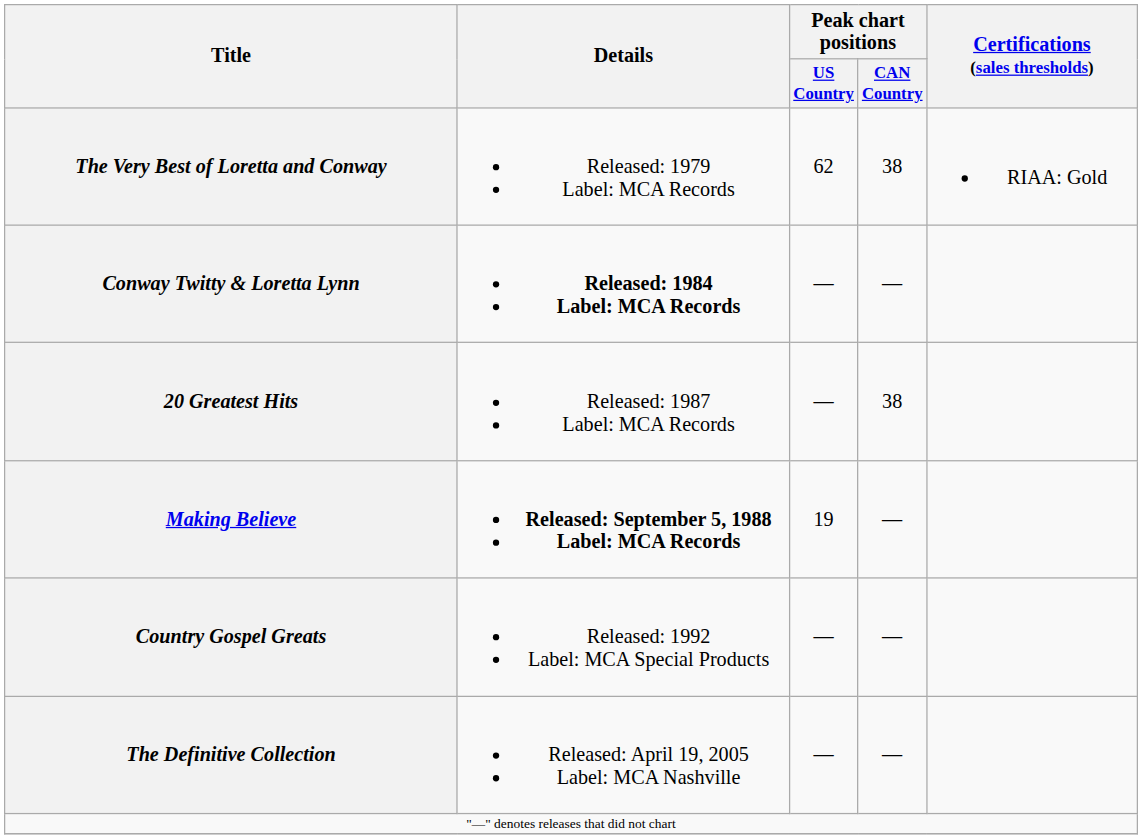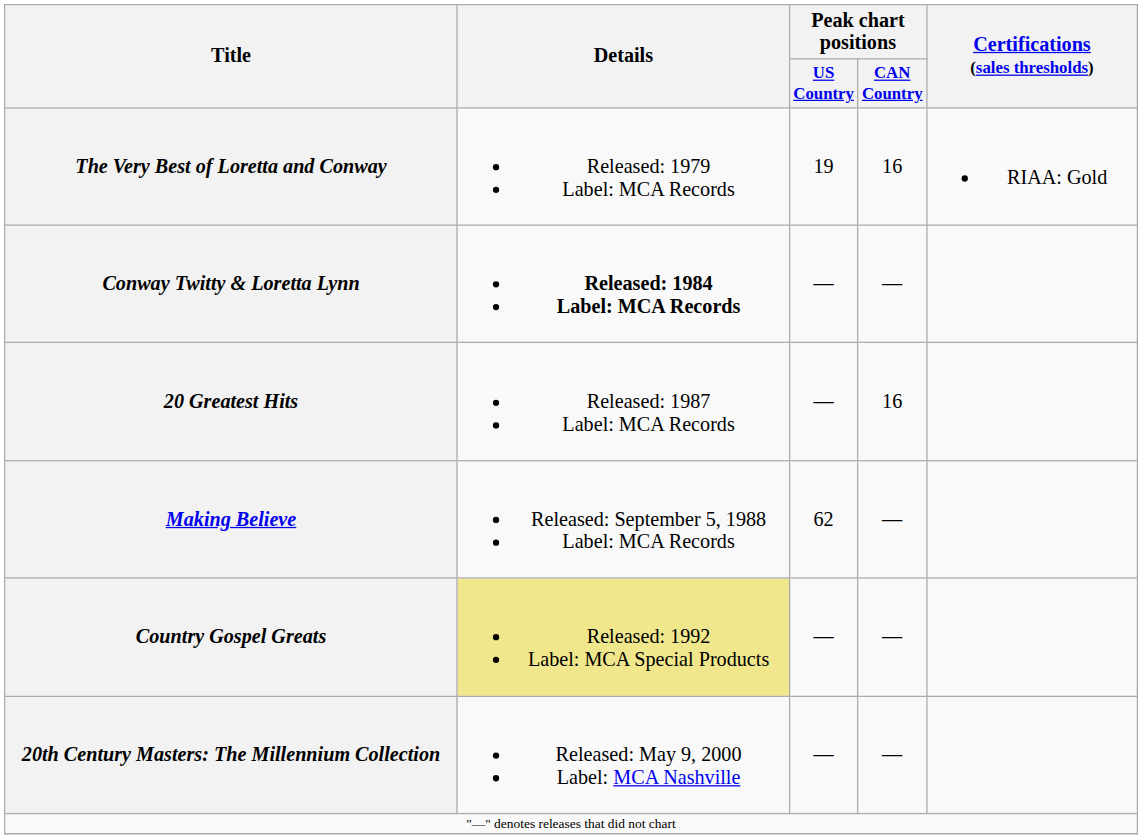(824, 166) 62 -> (824, 166) 19
(892, 166) 38 -> (892, 166) 16
(892, 401) 38 -> (892, 401) 16
(623, 531) bold -> (623, 531) normal
(824, 519) 19 -> (824, 519) 62
(623, 648) no background -> (623, 648) khaki background
+ row: (231, 754)
- row: (231, 754)
